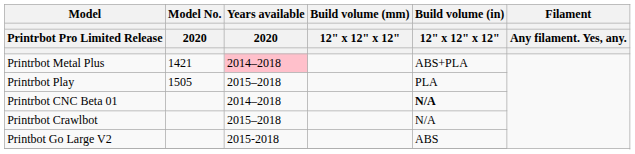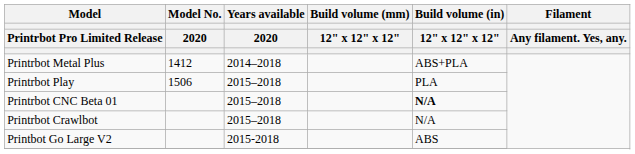(180, 63) 1421 -> (180, 63) 1412
(254, 63) pink background -> (254, 63) no background
(180, 82) 1505 -> (180, 82) 1506
(254, 101) 2014–2018 -> (254, 101) 2015–2018
